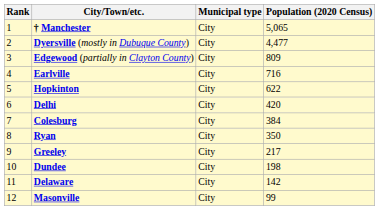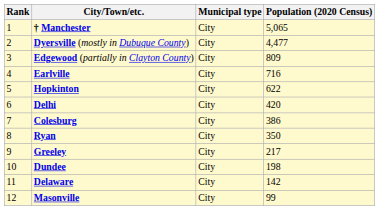(273, 120) 384 -> (273, 120) 386
